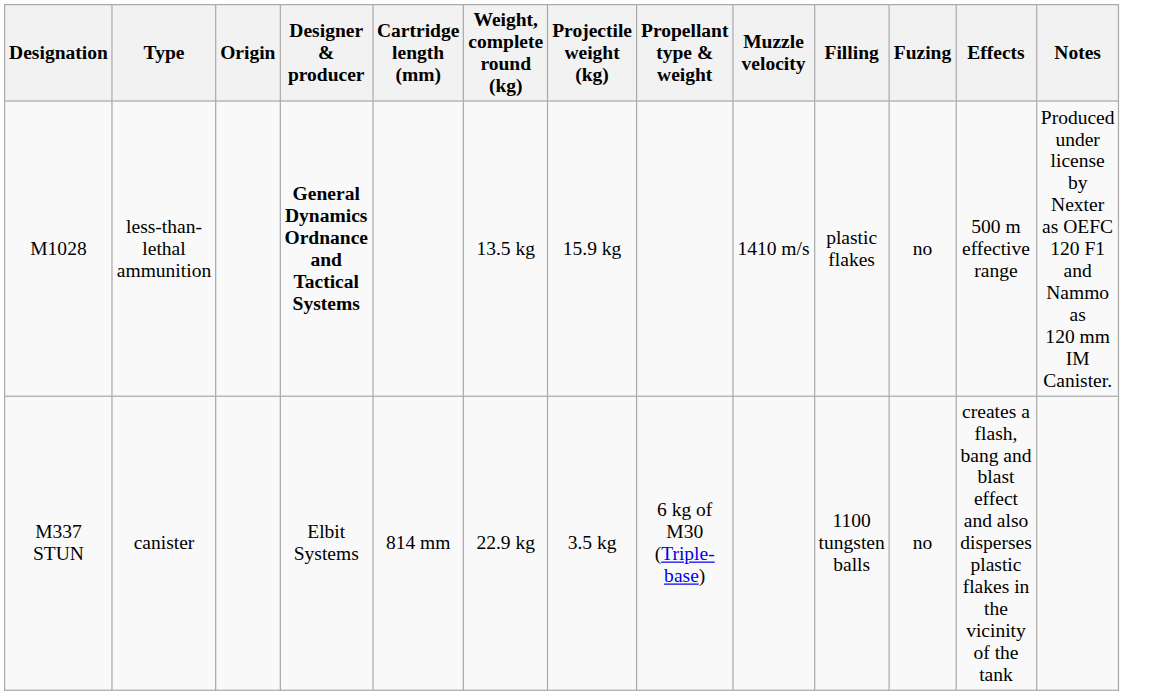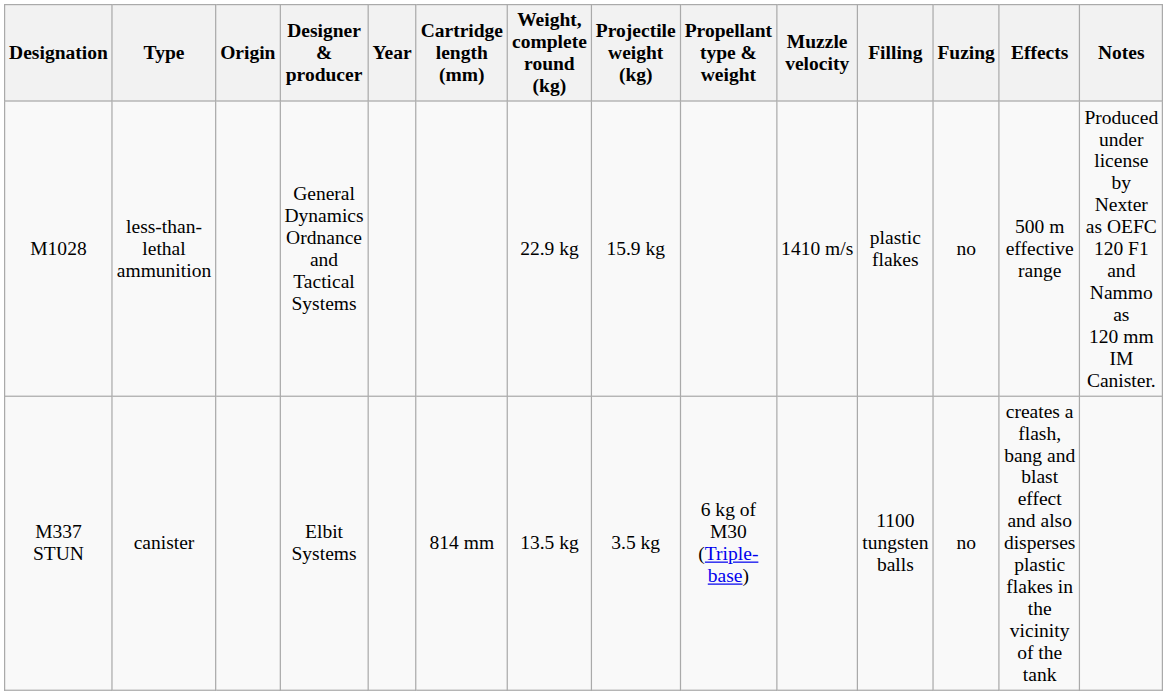+ column: (392, 52)
(326, 248) bold -> (324, 248) normal
(506, 248) 13.5 kg -> (549, 248) 22.9 kg
(506, 543) 22.9 kg -> (549, 543) 13.5 kg
